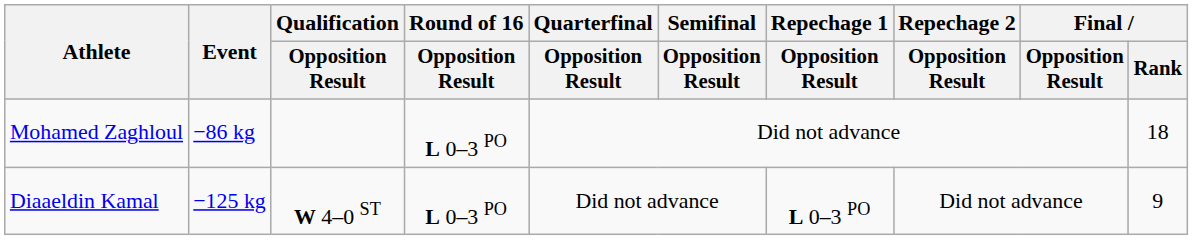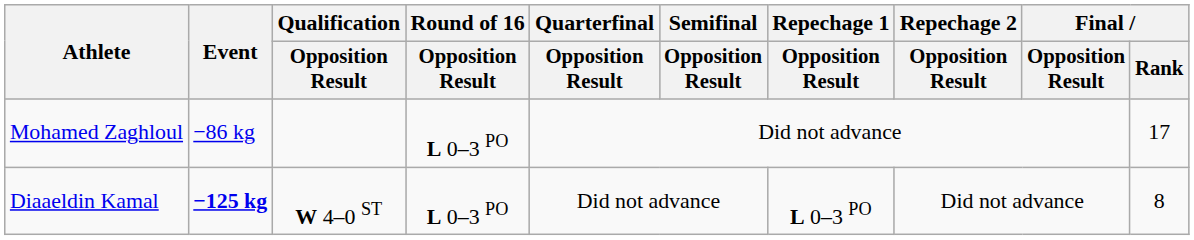(1158, 133) 18 -> (1159, 133) 17
(230, 201) normal -> (230, 201) bold
(1158, 201) 9 -> (1159, 201) 8
